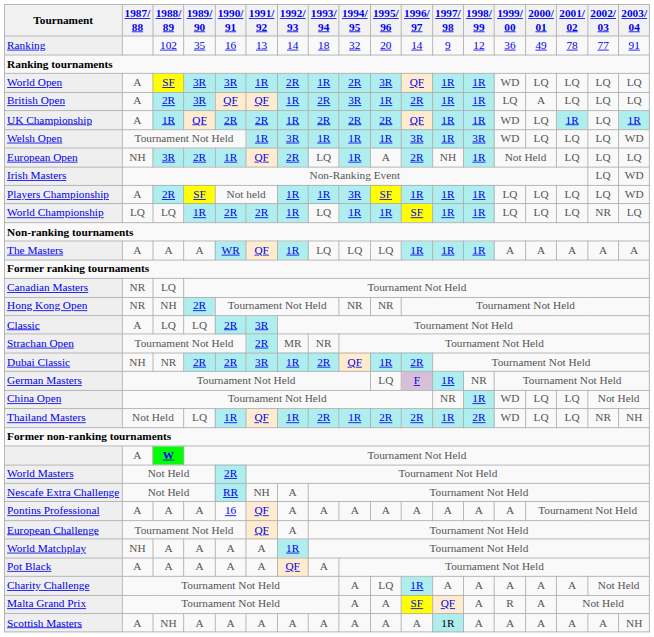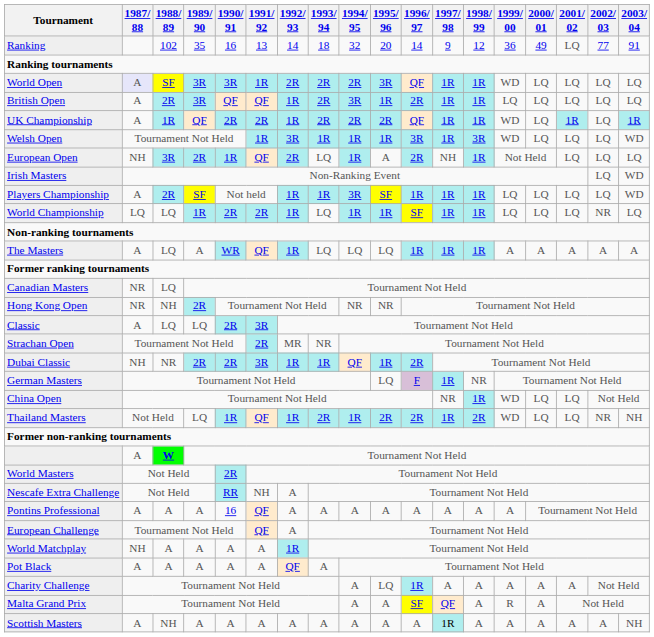(572, 45) 78 -> (572, 45) LQ
(137, 82) no background -> (137, 82) lavender background
(324, 82) 1R -> (324, 82) 2R
(541, 101) A -> (541, 101) LQ
(168, 250) A -> (168, 250) LQ
(324, 361) 2R -> (324, 361) 1R
